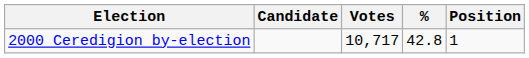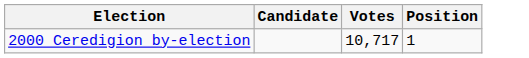- column: (424, 17)
